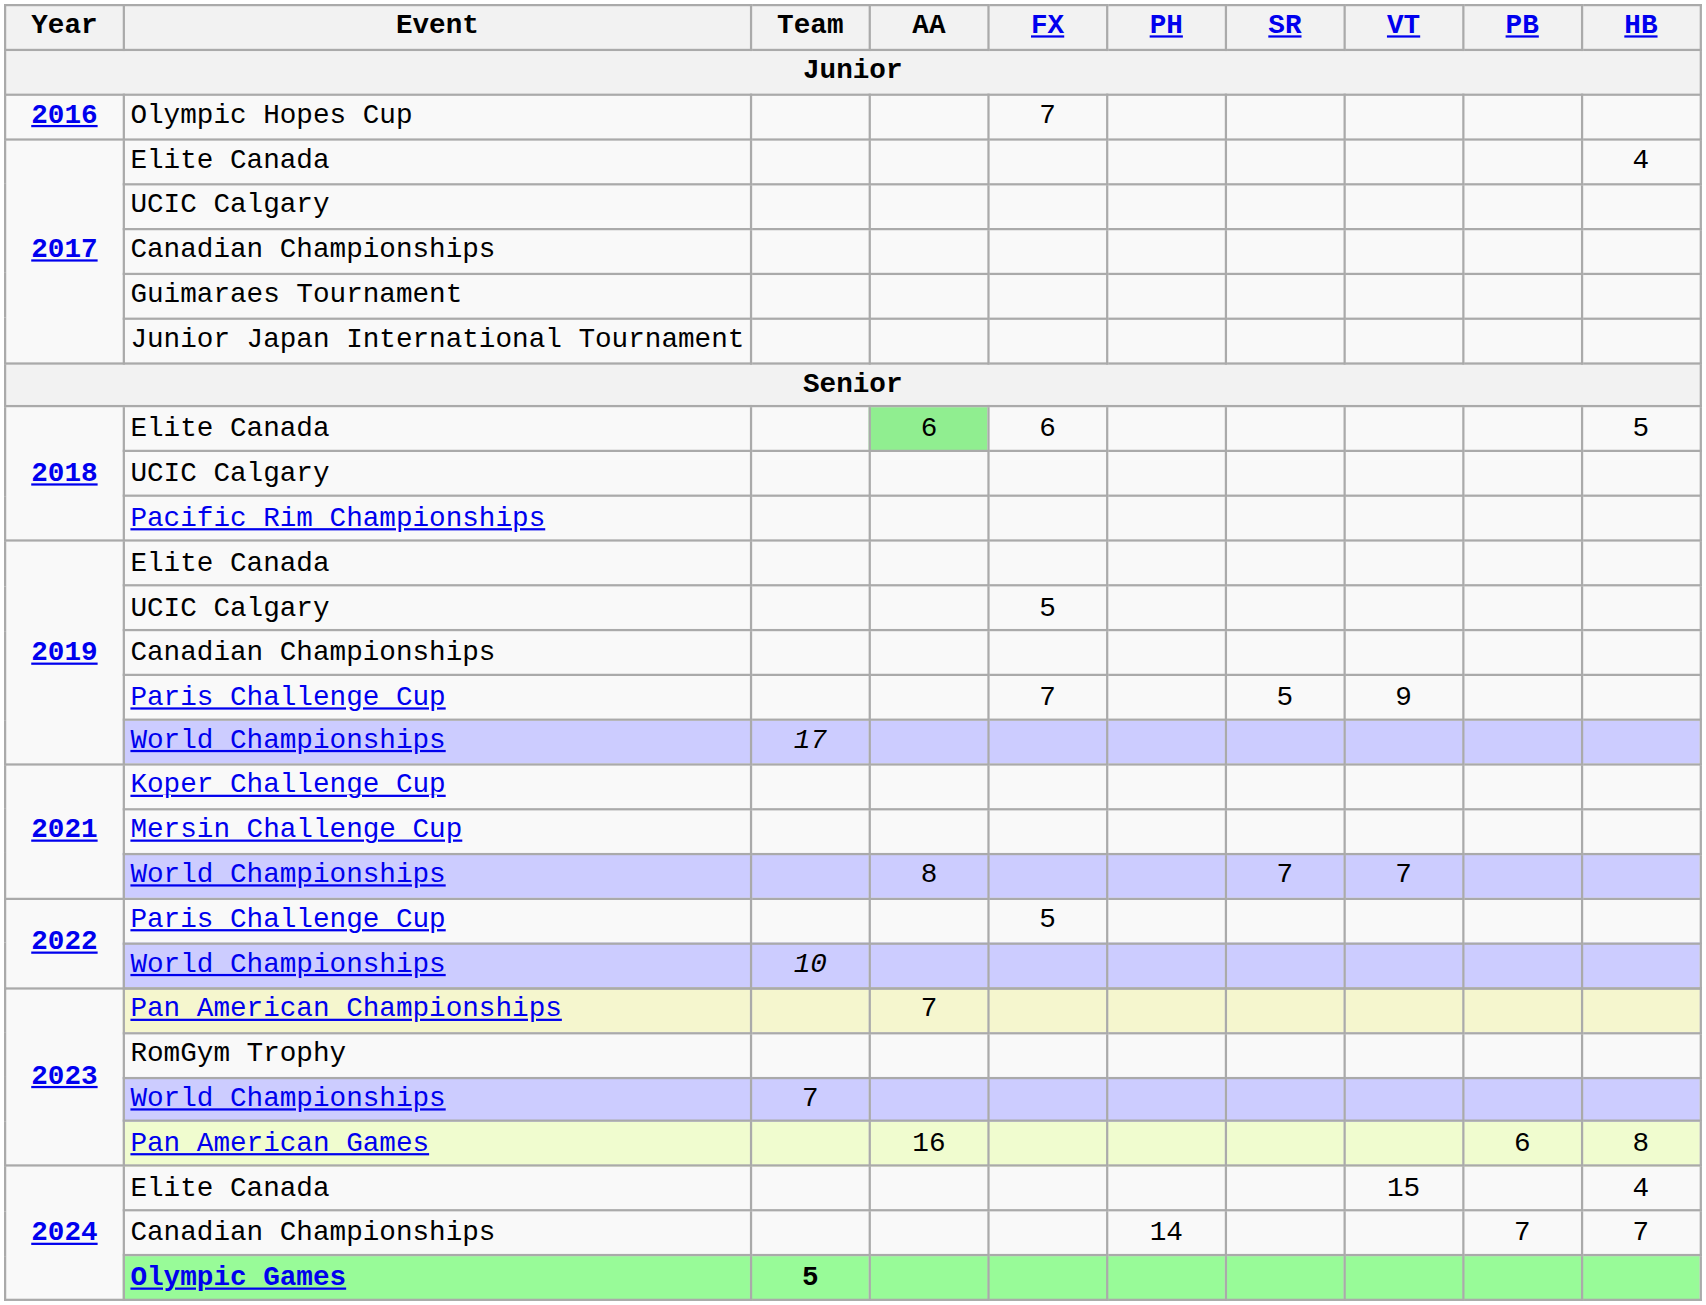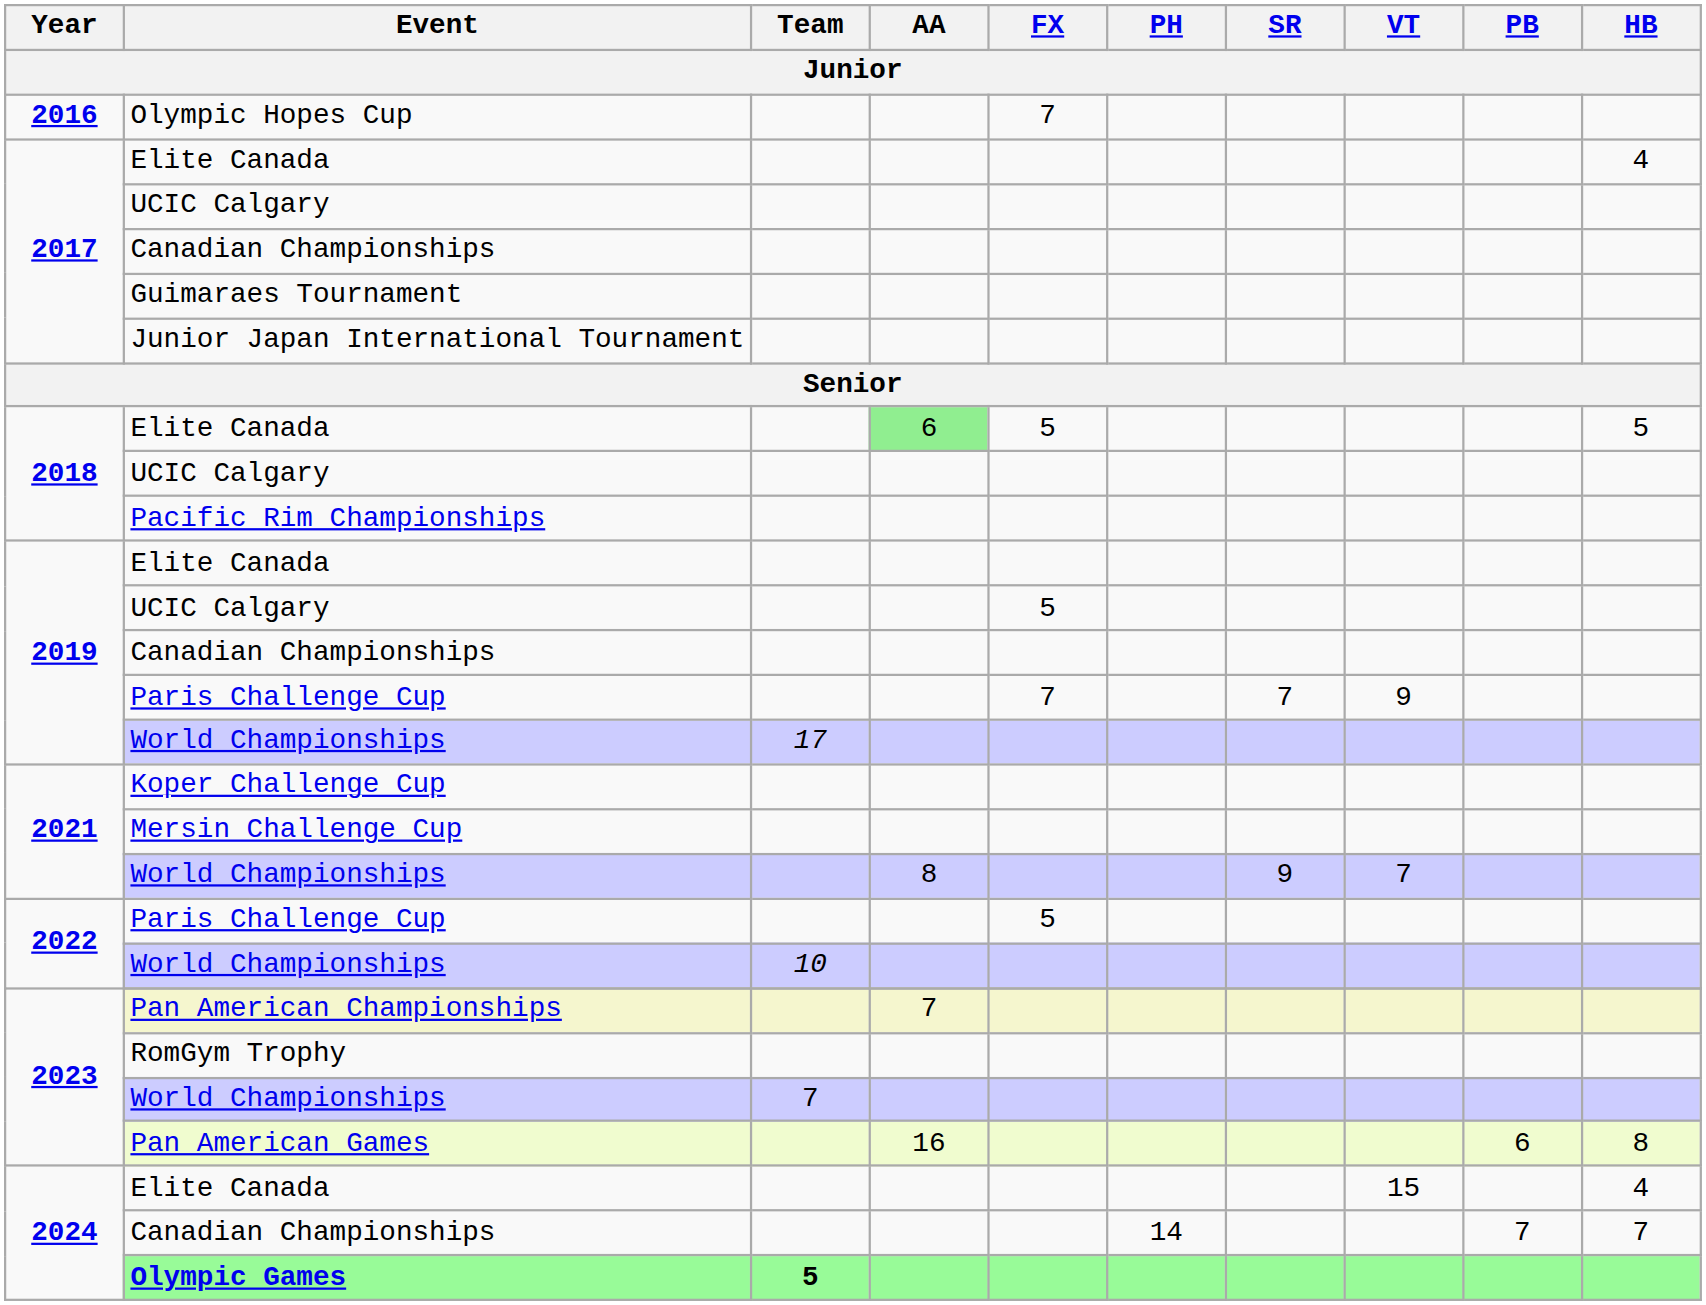(1048, 430) 6 -> (1048, 430) 5
(1285, 698) 5 -> (1285, 698) 7
(1285, 876) 7 -> (1285, 876) 9
